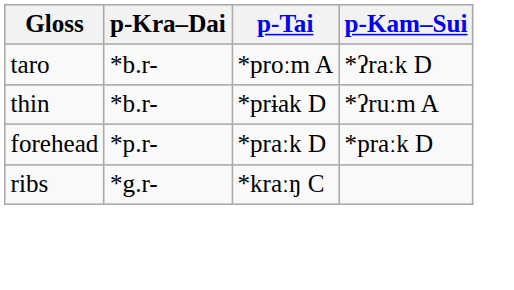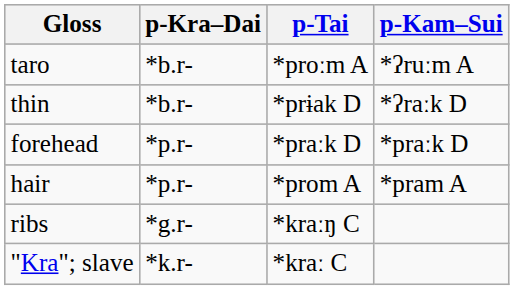(388, 64) *ʔraːk D -> (427, 64) *ʔruːm A
(392, 104) *ʔruːm A -> (423, 104) *ʔraːk D
+ row: (30, 183)
+ row: (72, 263)
